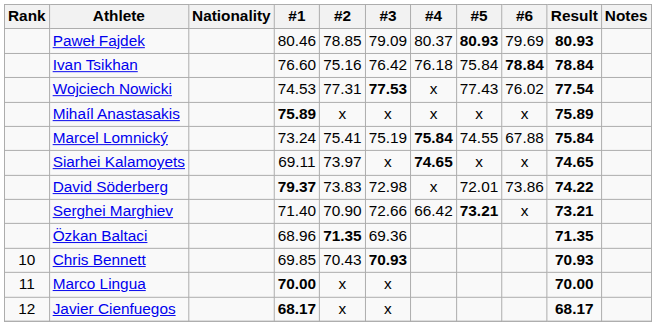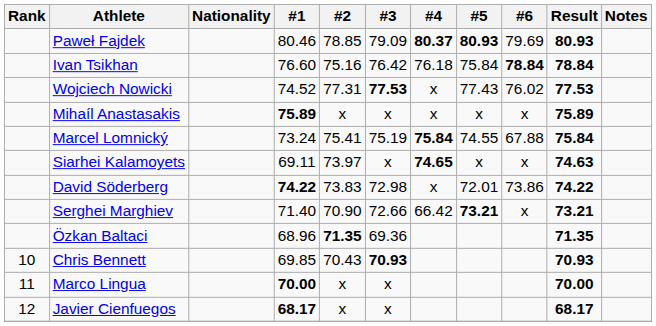(433, 41) normal -> (433, 41) bold
(297, 89) 74.53 -> (297, 89) 74.52
(574, 89) 77.54 -> (574, 89) 77.53
(574, 162) 74.65 -> (574, 162) 74.63
(297, 187) 79.37 -> (297, 187) 74.22
